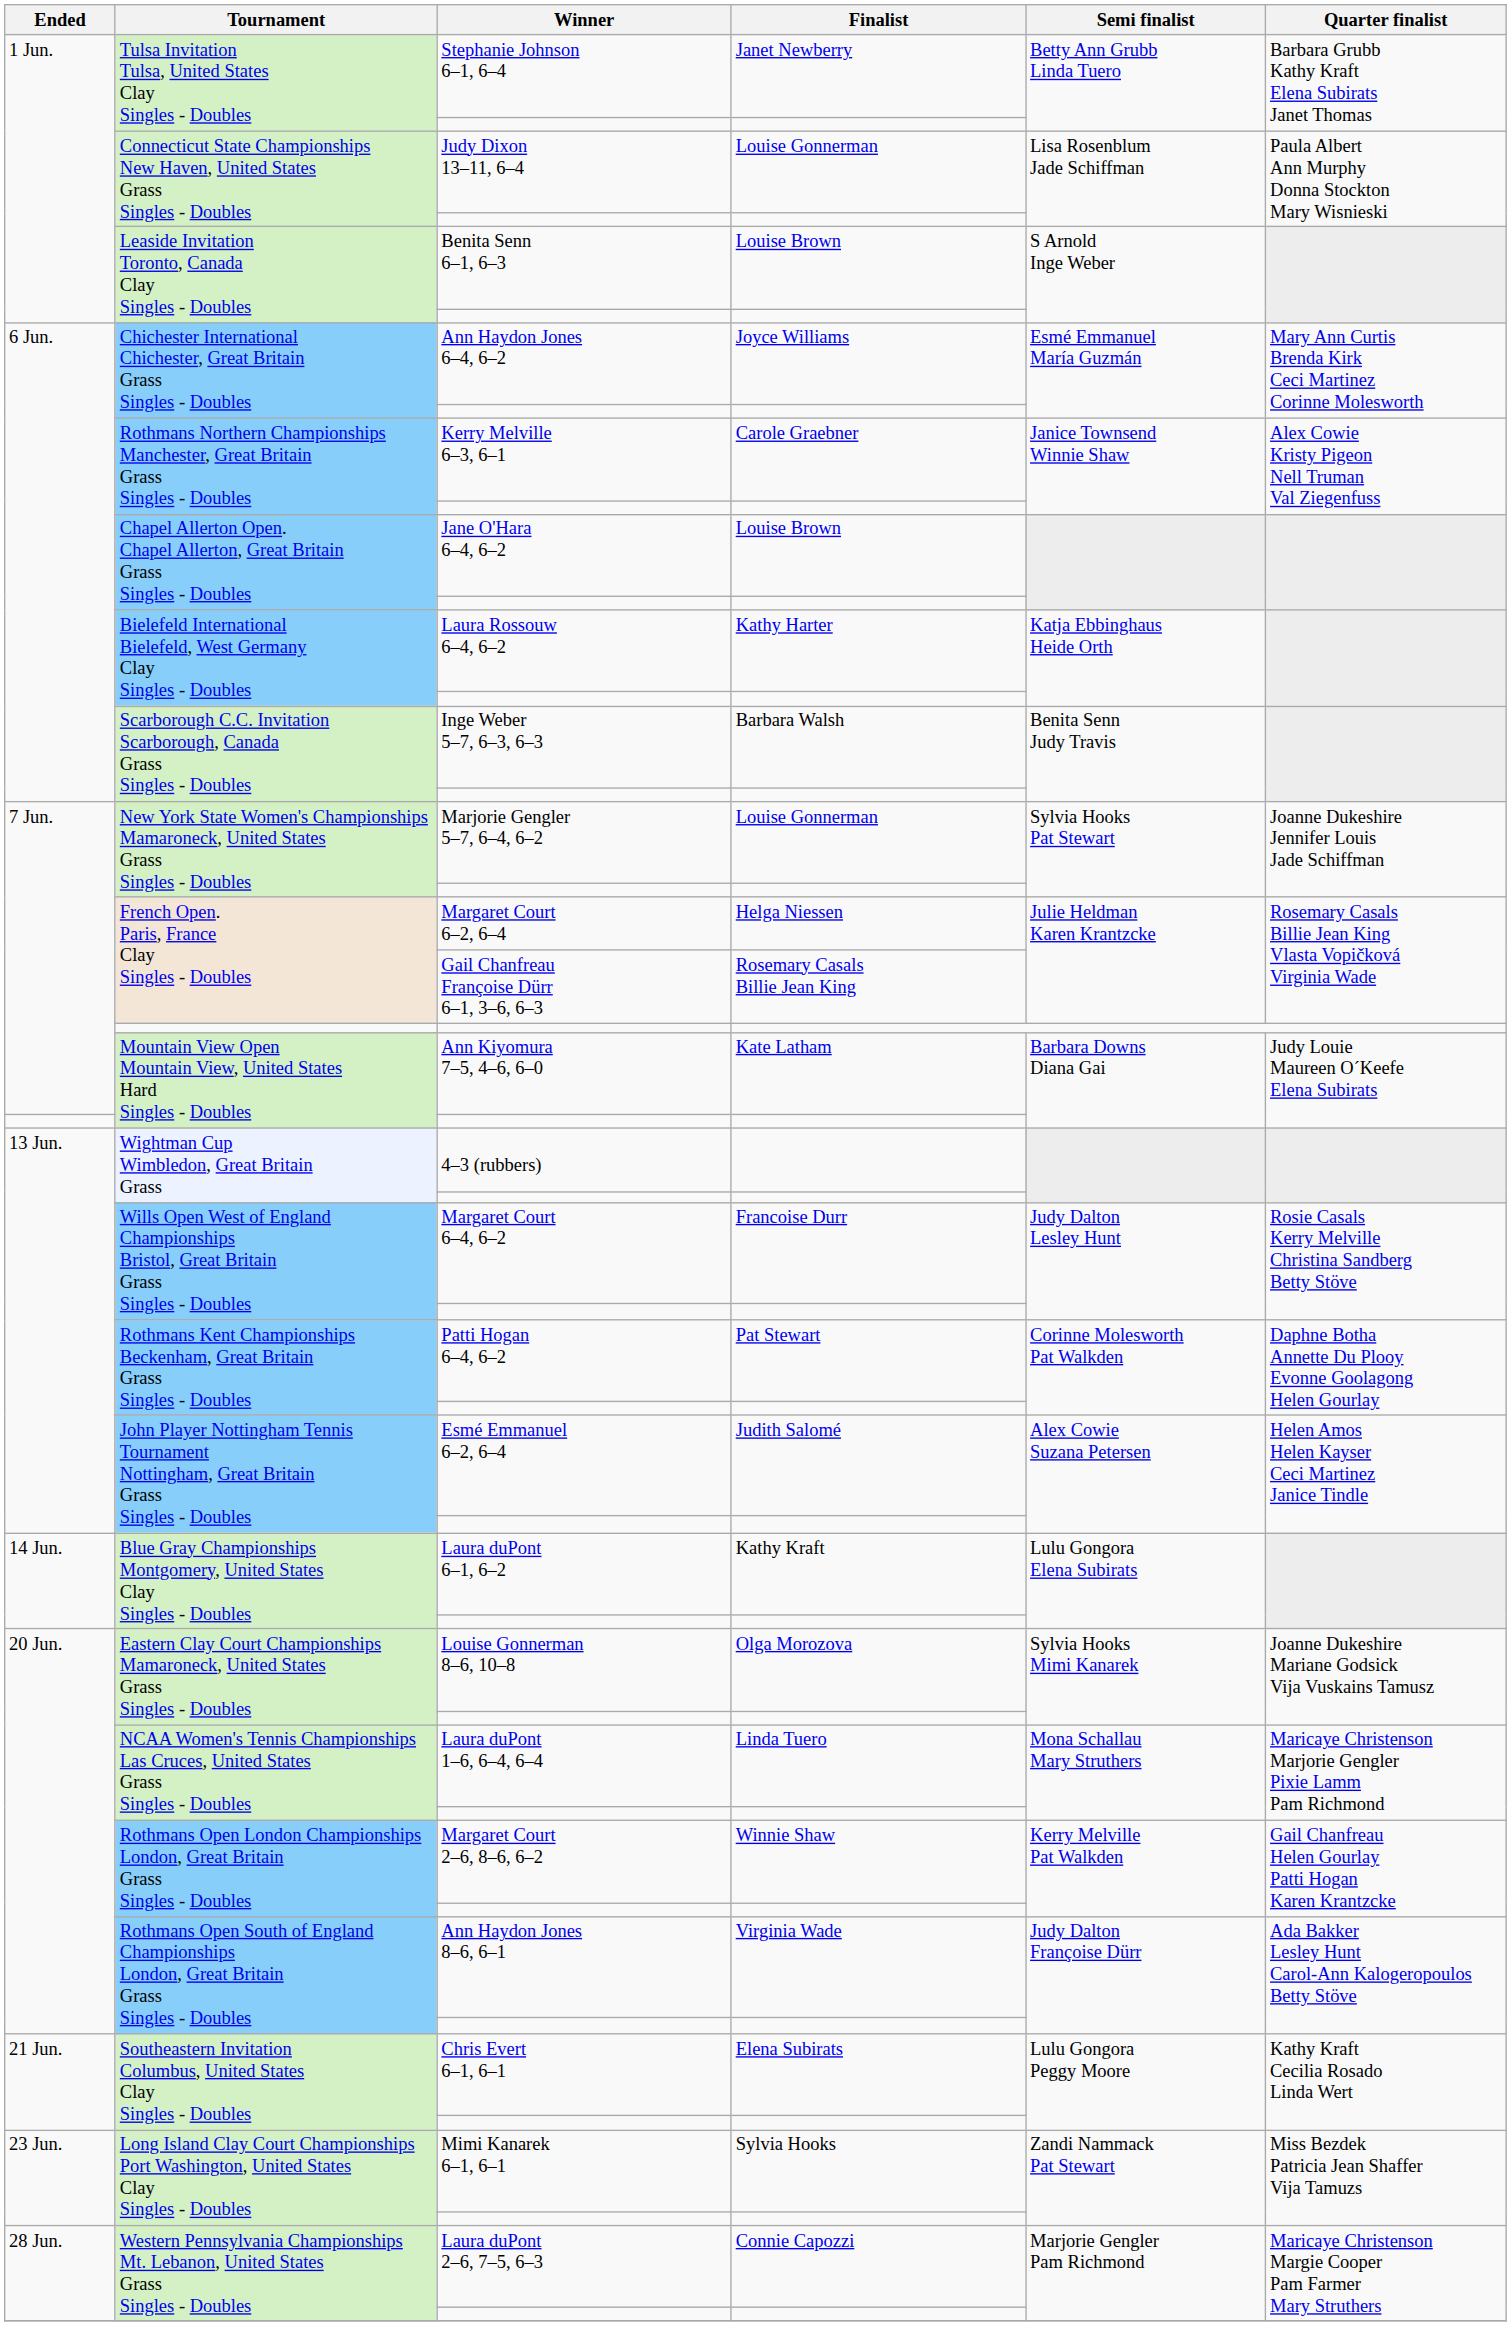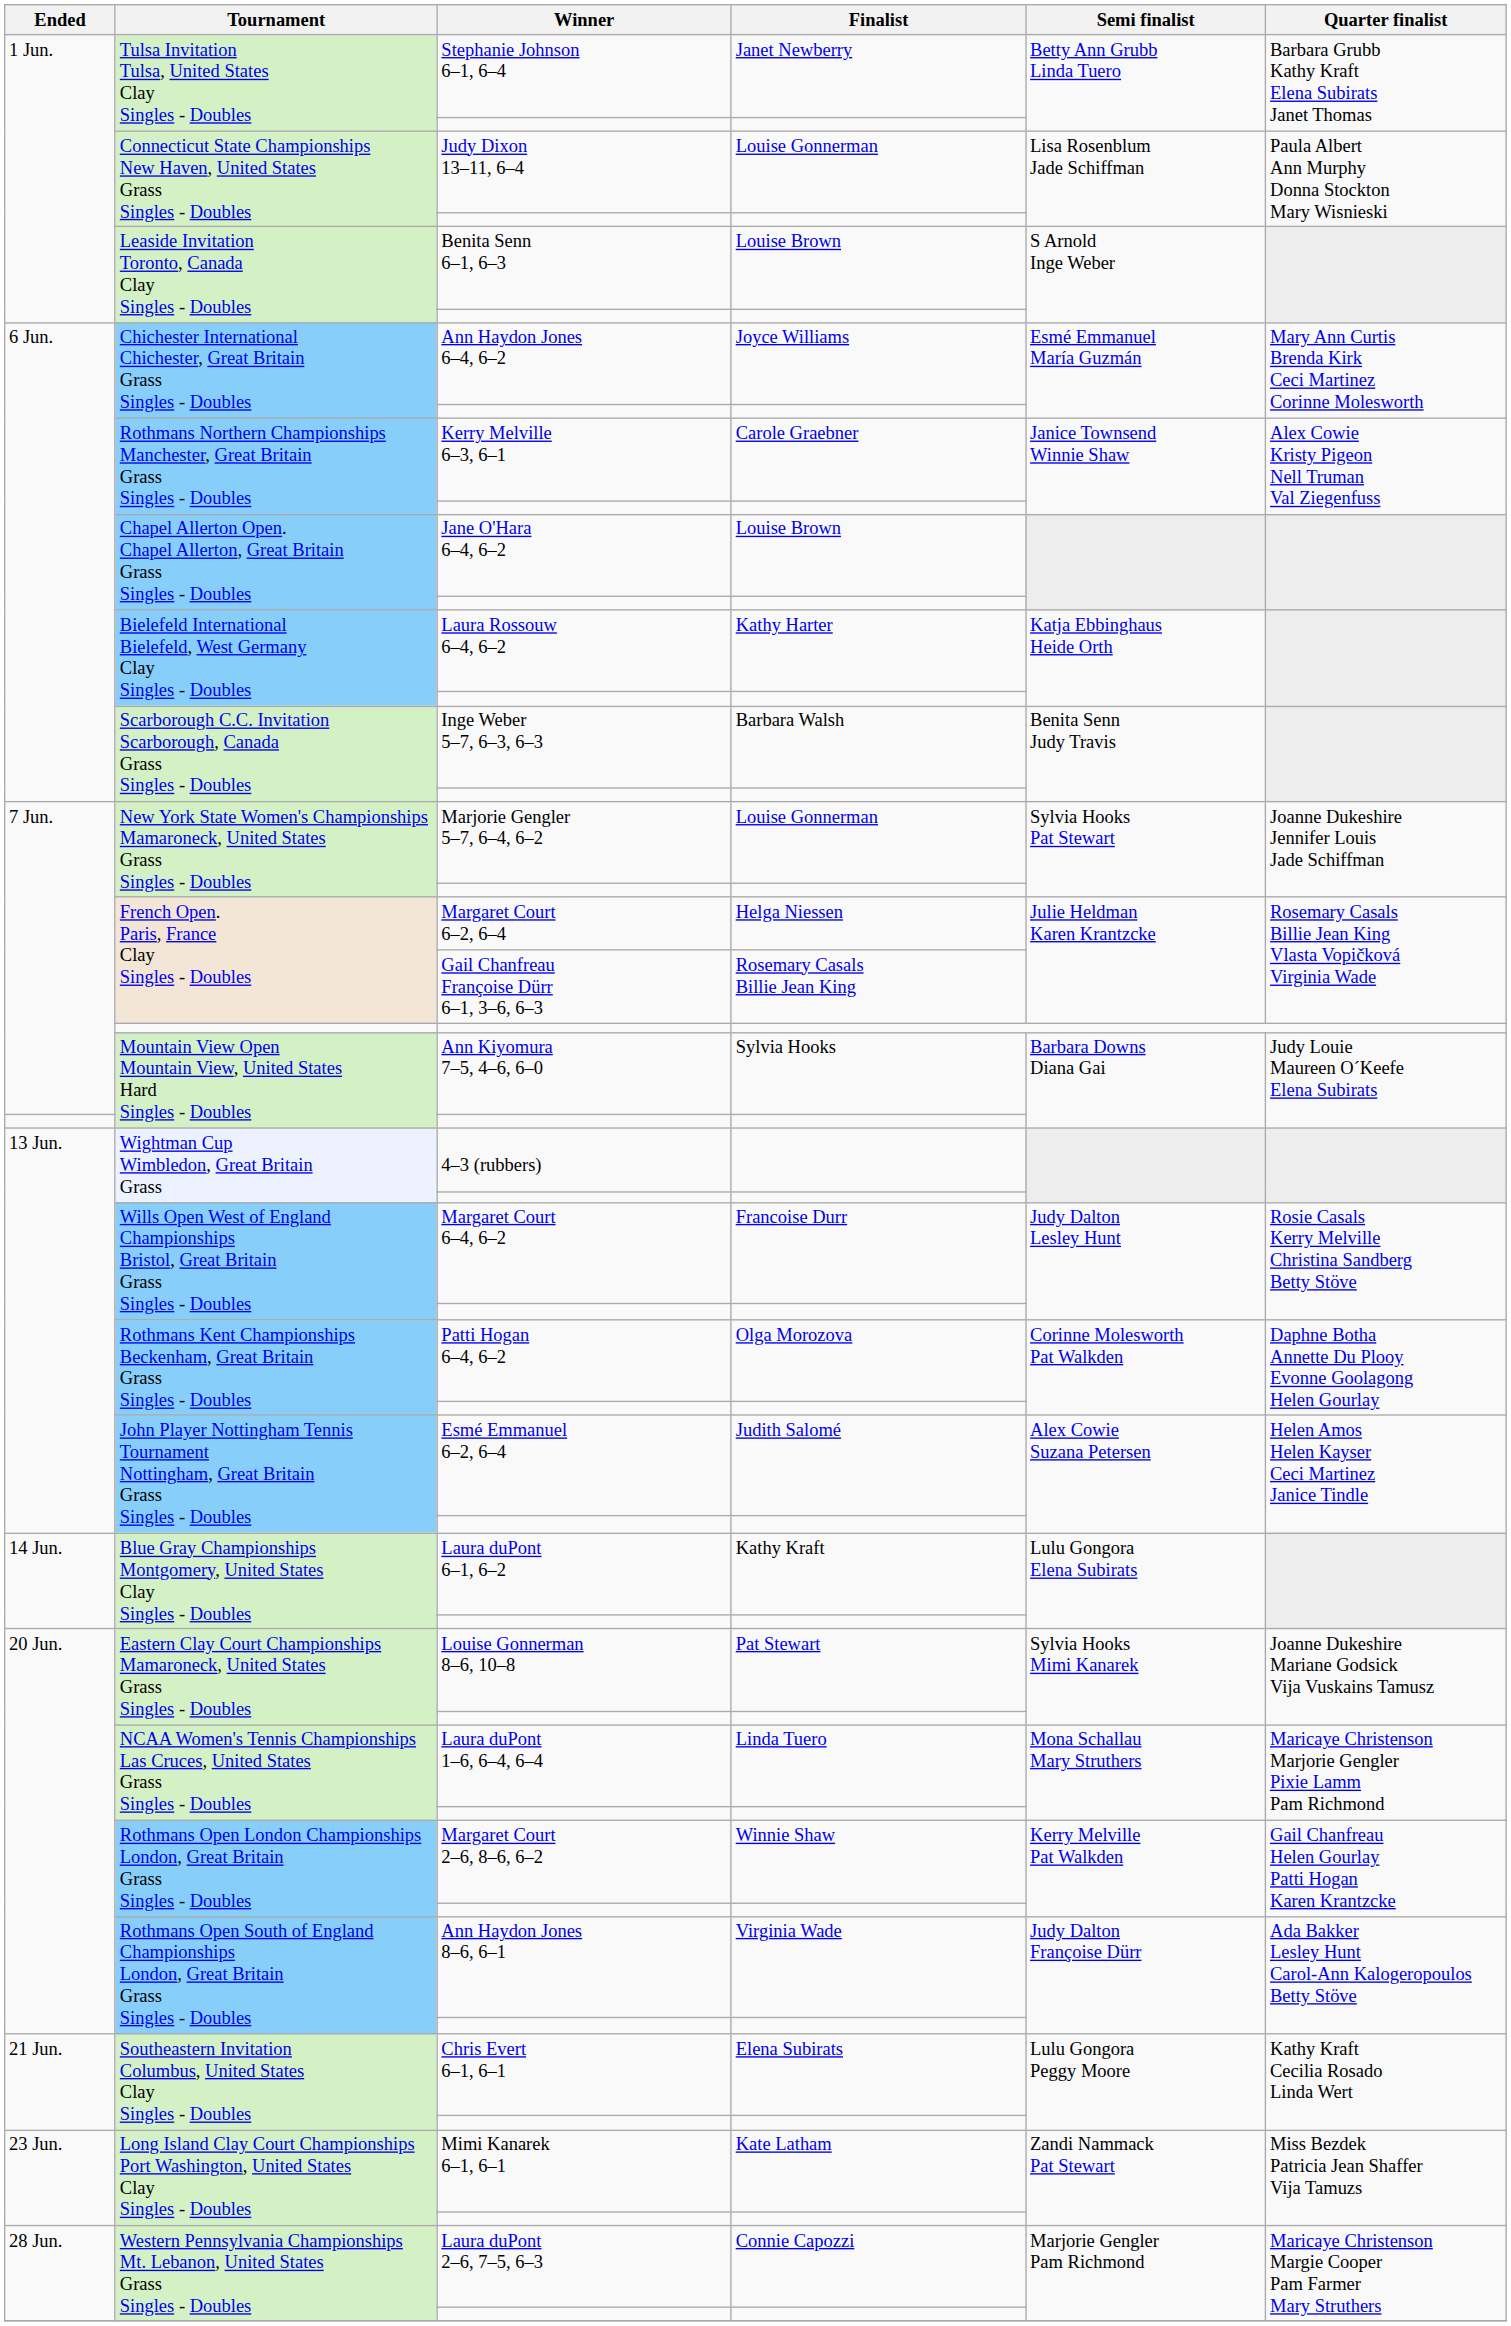(784, 1047) Kate Latham -> (786, 1047) Sylvia Hooks
(778, 1334) Pat Stewart -> (794, 1334) Olga Morozova
(794, 1643) Olga Morozova -> (778, 1643) Pat Stewart
(786, 2144) Sylvia Hooks -> (784, 2144) Kate Latham
